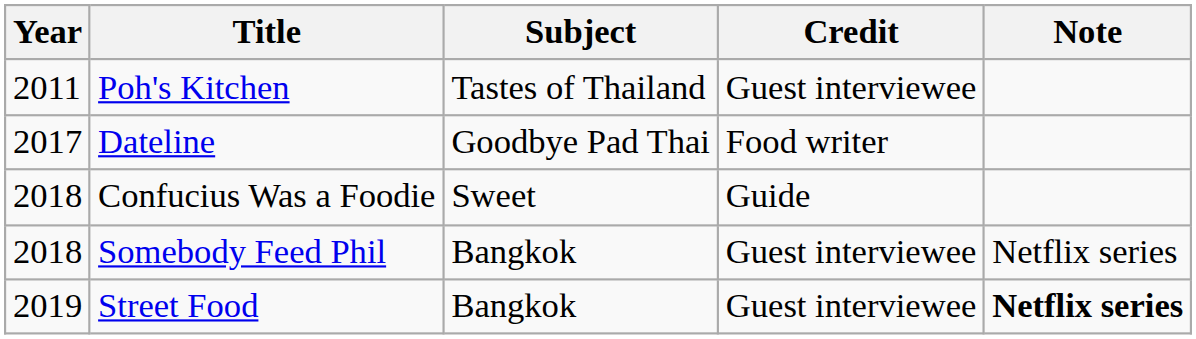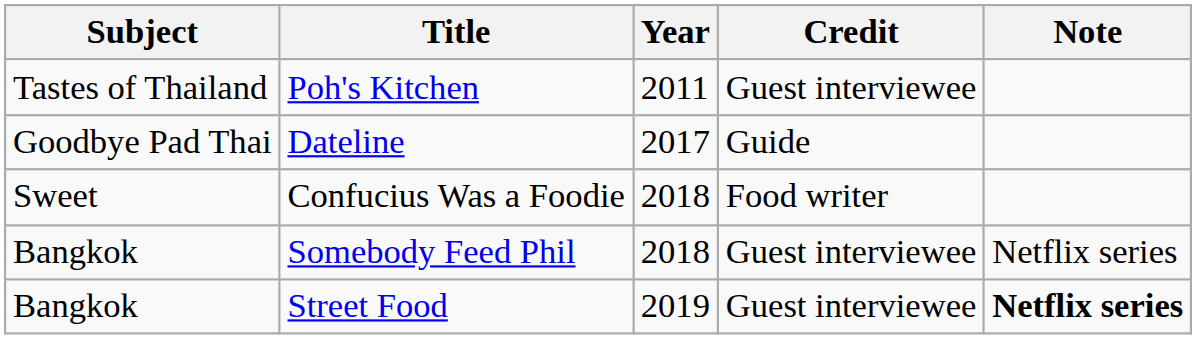columns swapped: (48, 31) <-> (581, 31)
(807, 141) Food writer -> (768, 141) Guide
(768, 196) Guide -> (807, 196) Food writer
